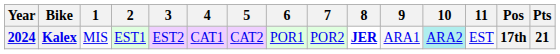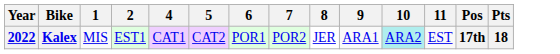- column: (168, 15)
(22, 37) 2024 -> (22, 37) 2022
(364, 37) bold -> (324, 37) normal
(542, 37) 21 -> (501, 37) 18
